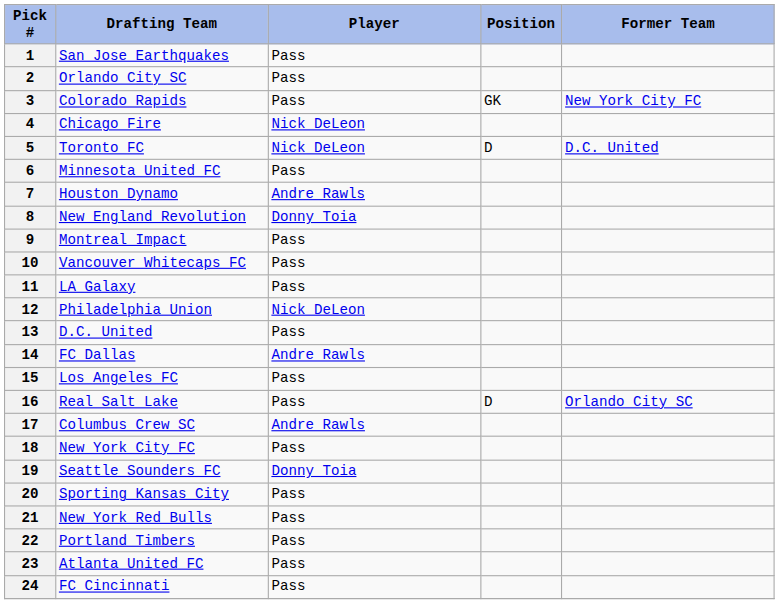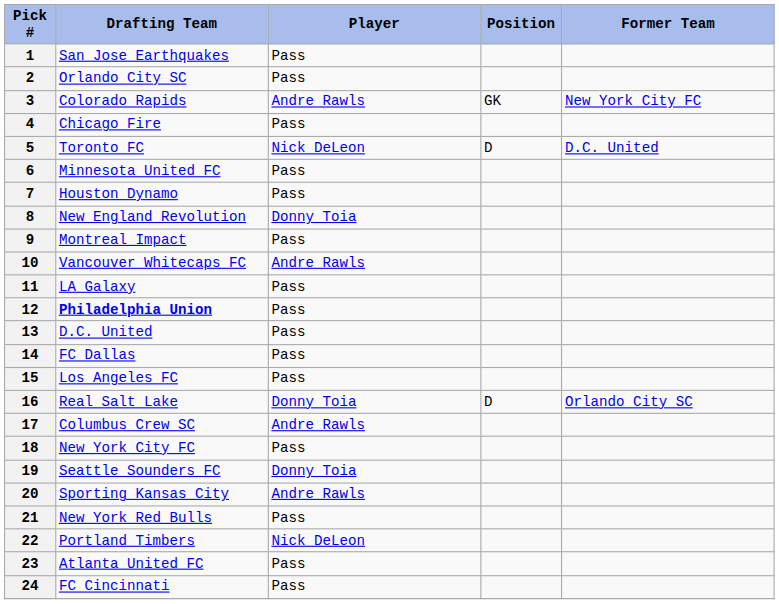(288, 102) Pass -> (318, 102) Andre Rawls
(318, 125) Nick DeLeon -> (288, 125) Pass
(318, 194) Andre Rawls -> (288, 194) Pass
(288, 263) Pass -> (318, 263) Andre Rawls
(135, 310) normal -> (135, 310) bold
(318, 310) Nick DeLeon -> (288, 310) Pass
(318, 356) Andre Rawls -> (288, 356) Pass
(288, 402) Pass -> (314, 402) Donny Toia
(288, 494) Pass -> (318, 494) Andre Rawls
(288, 541) Pass -> (318, 541) Nick DeLeon
